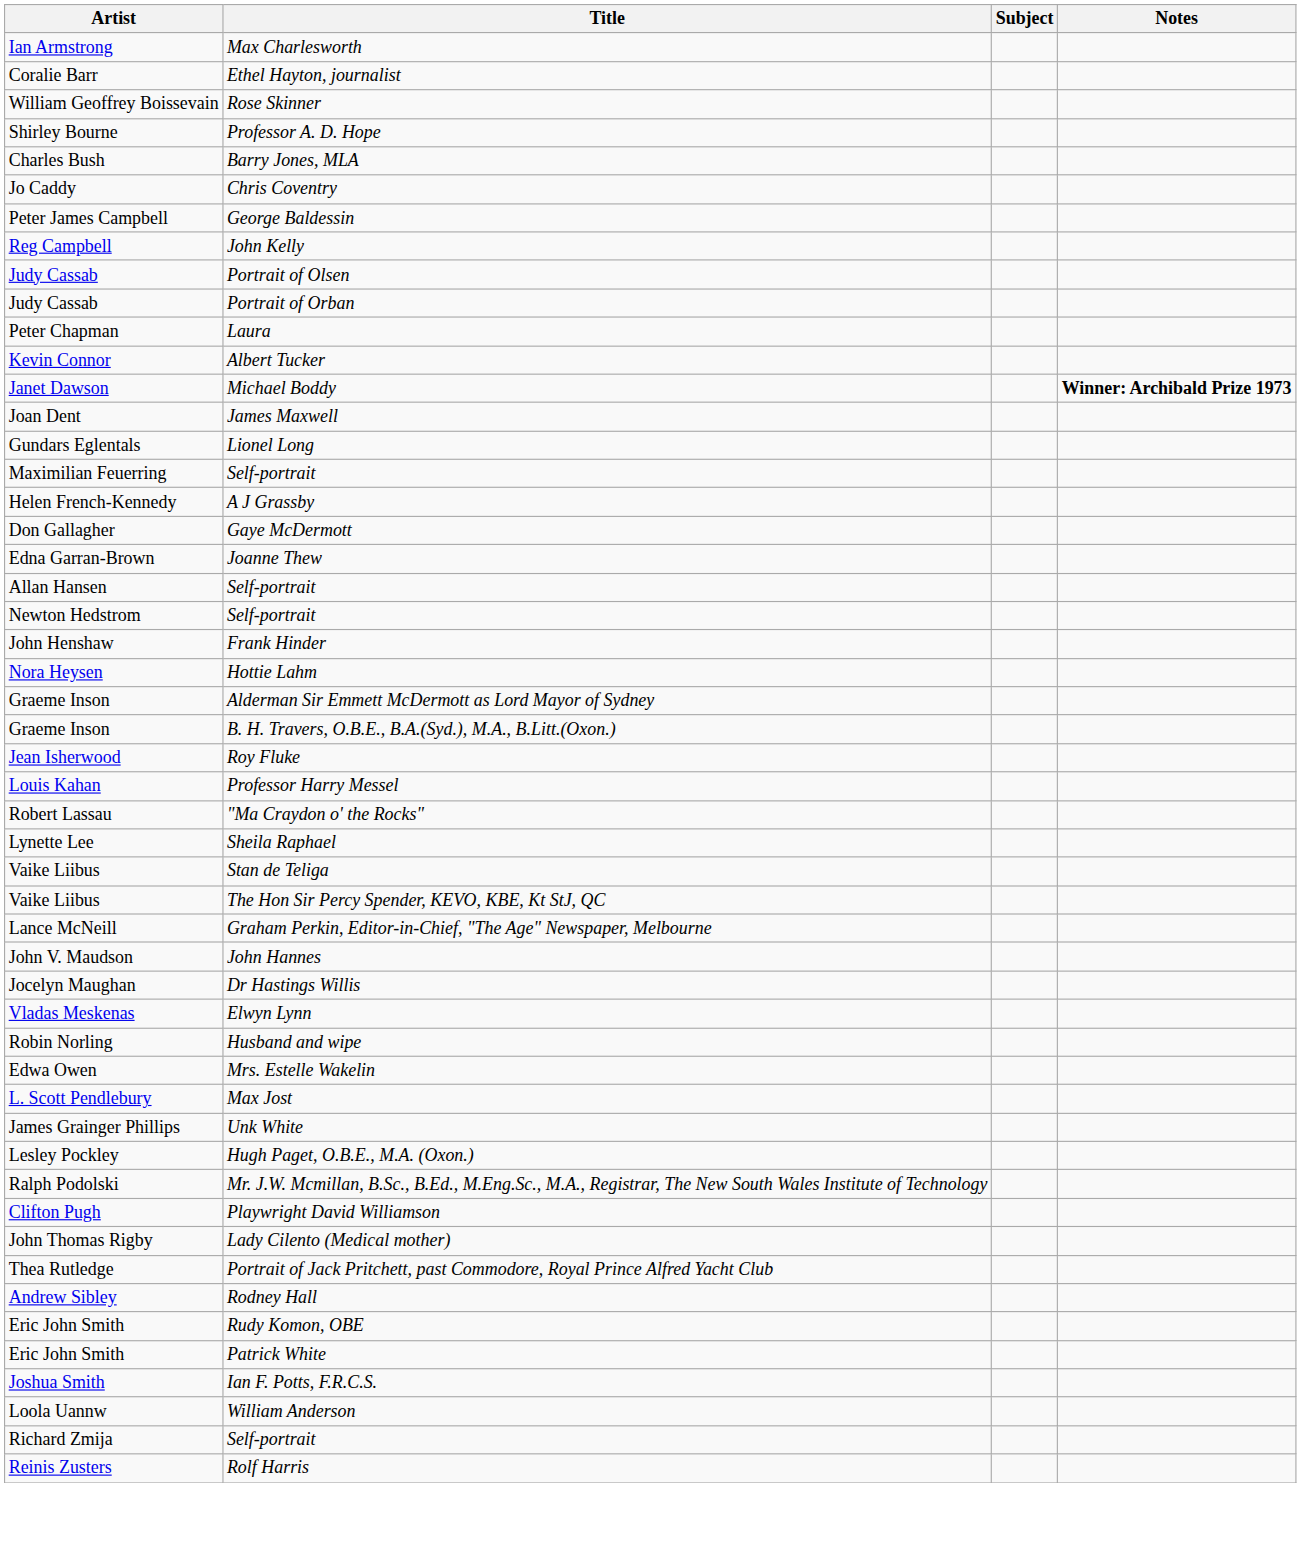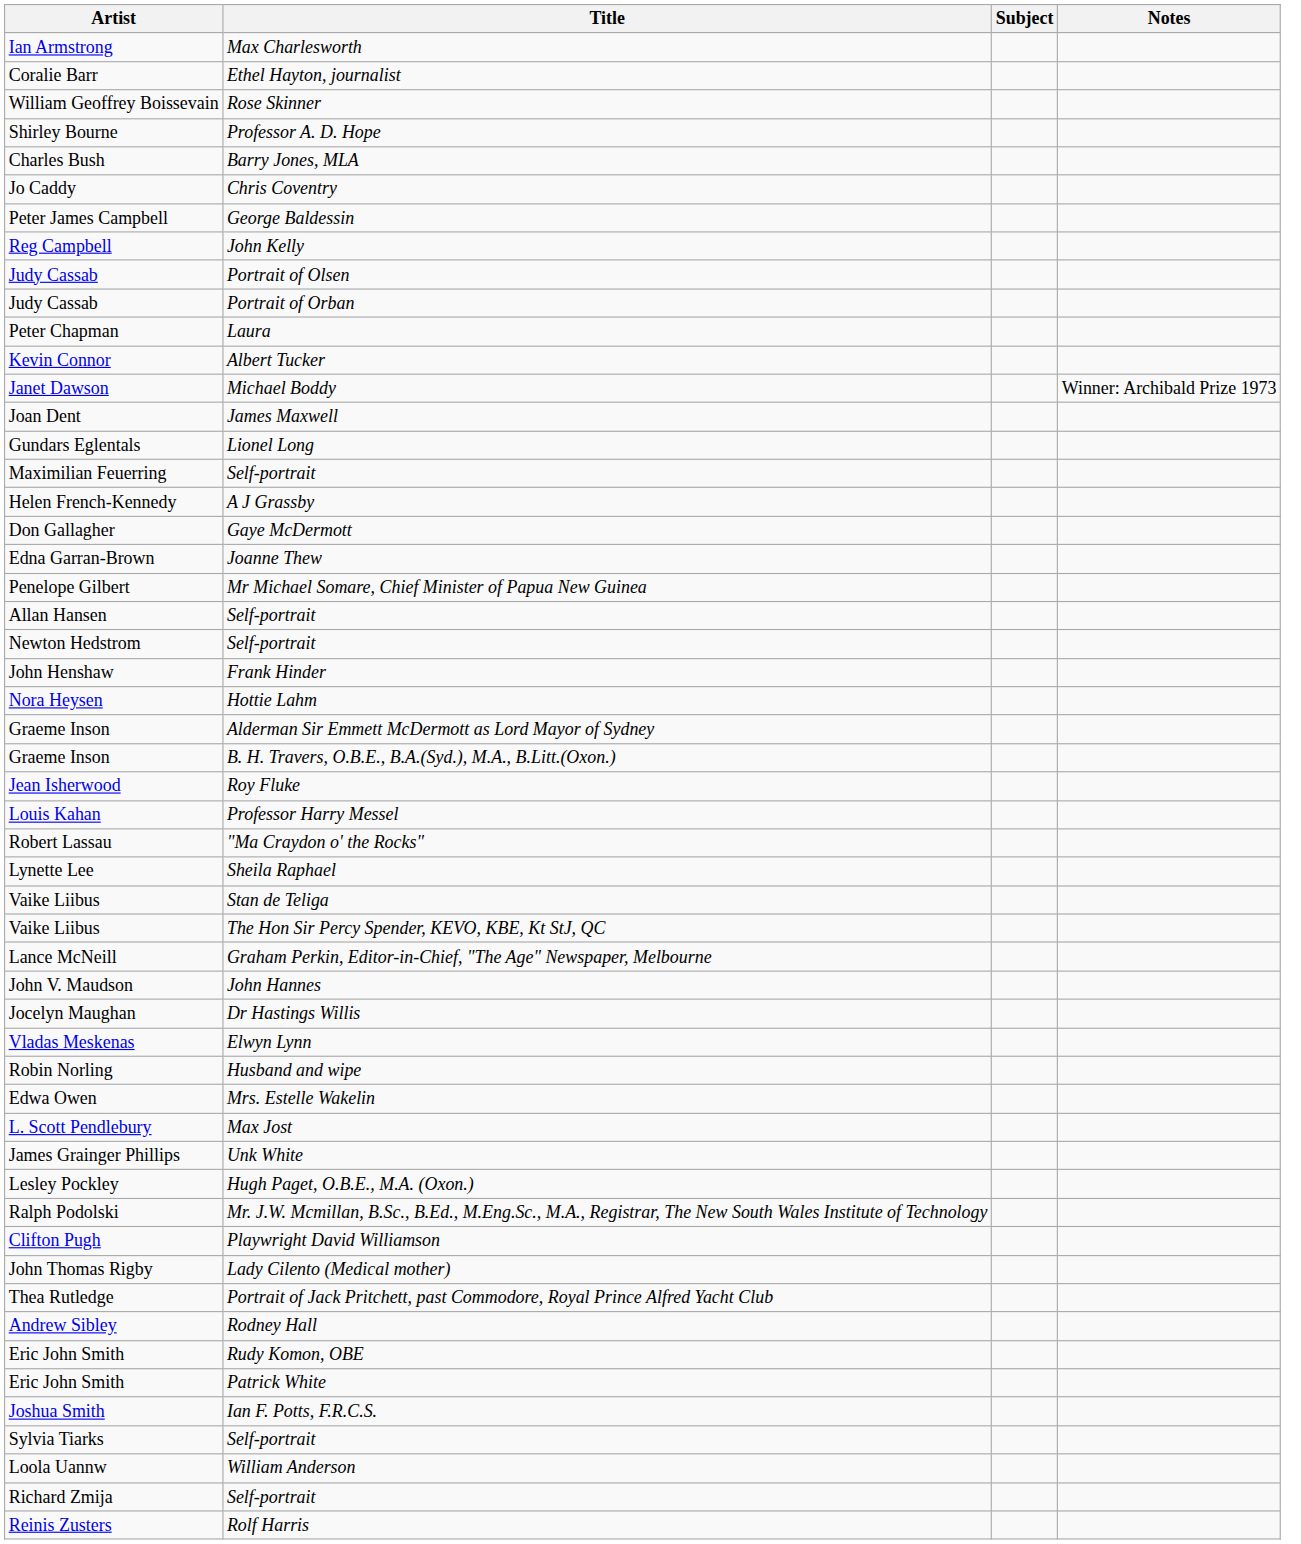(1177, 388) bold -> (1169, 388) normal
+ row: (69, 587)
+ row: (56, 1439)
